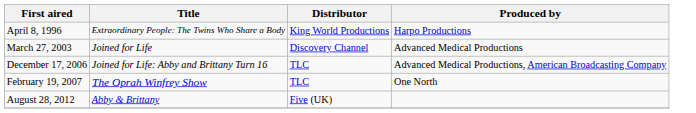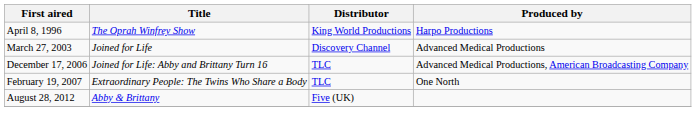(188, 30) Extraordinary People: The Twins Who Share a Body -> (143, 30) The Oprah Winfrey Show
(149, 82) The Oprah Winfrey Show -> (199, 81) Extraordinary People: The Twins Who Share a Body
